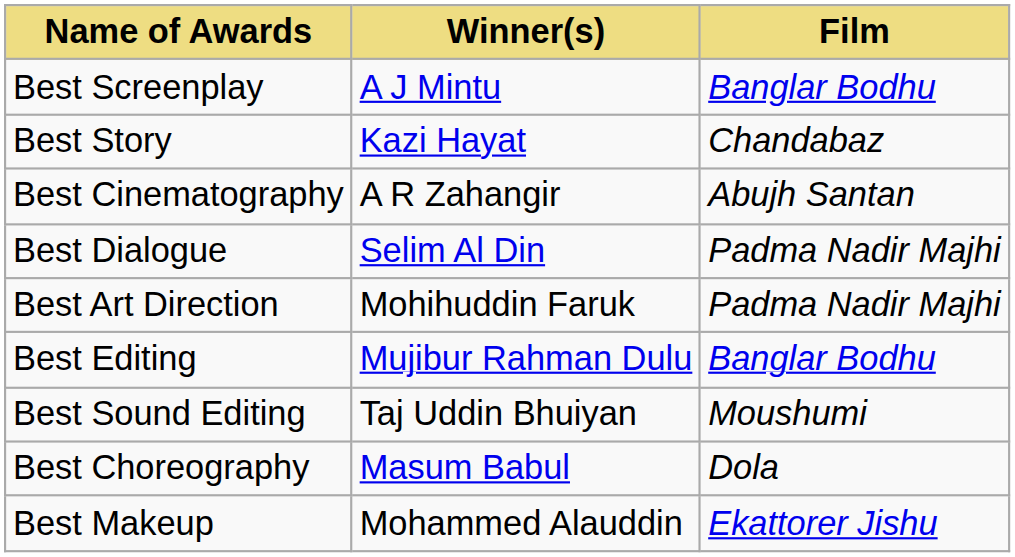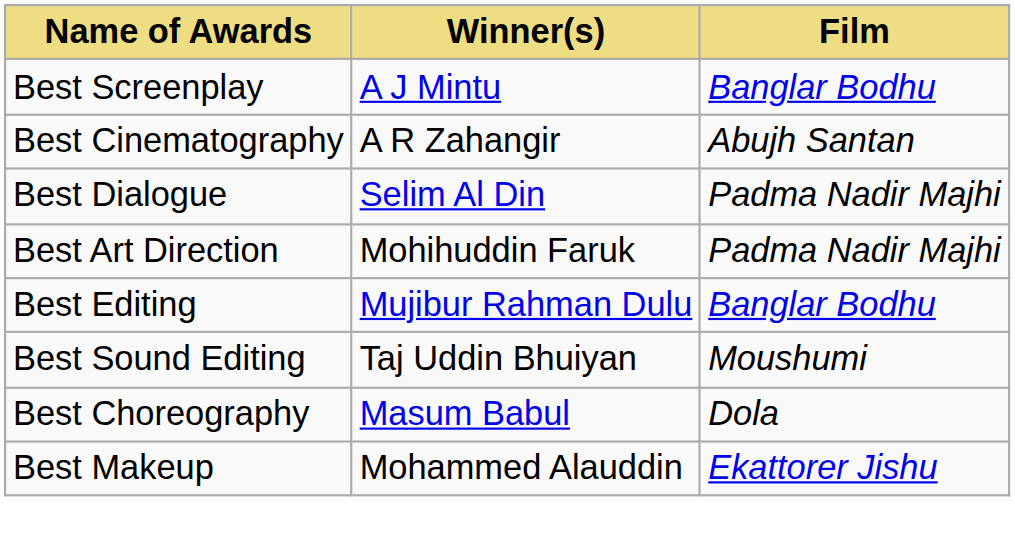- row: (92, 140)
